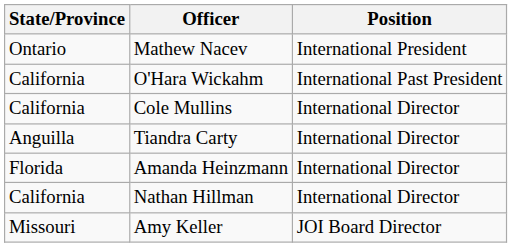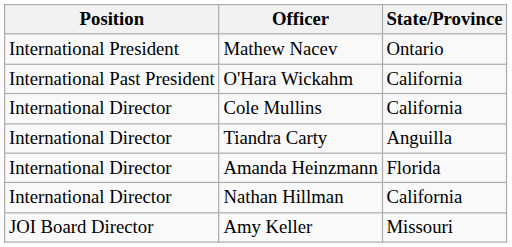columns swapped: (400, 19) <-> (67, 19)
